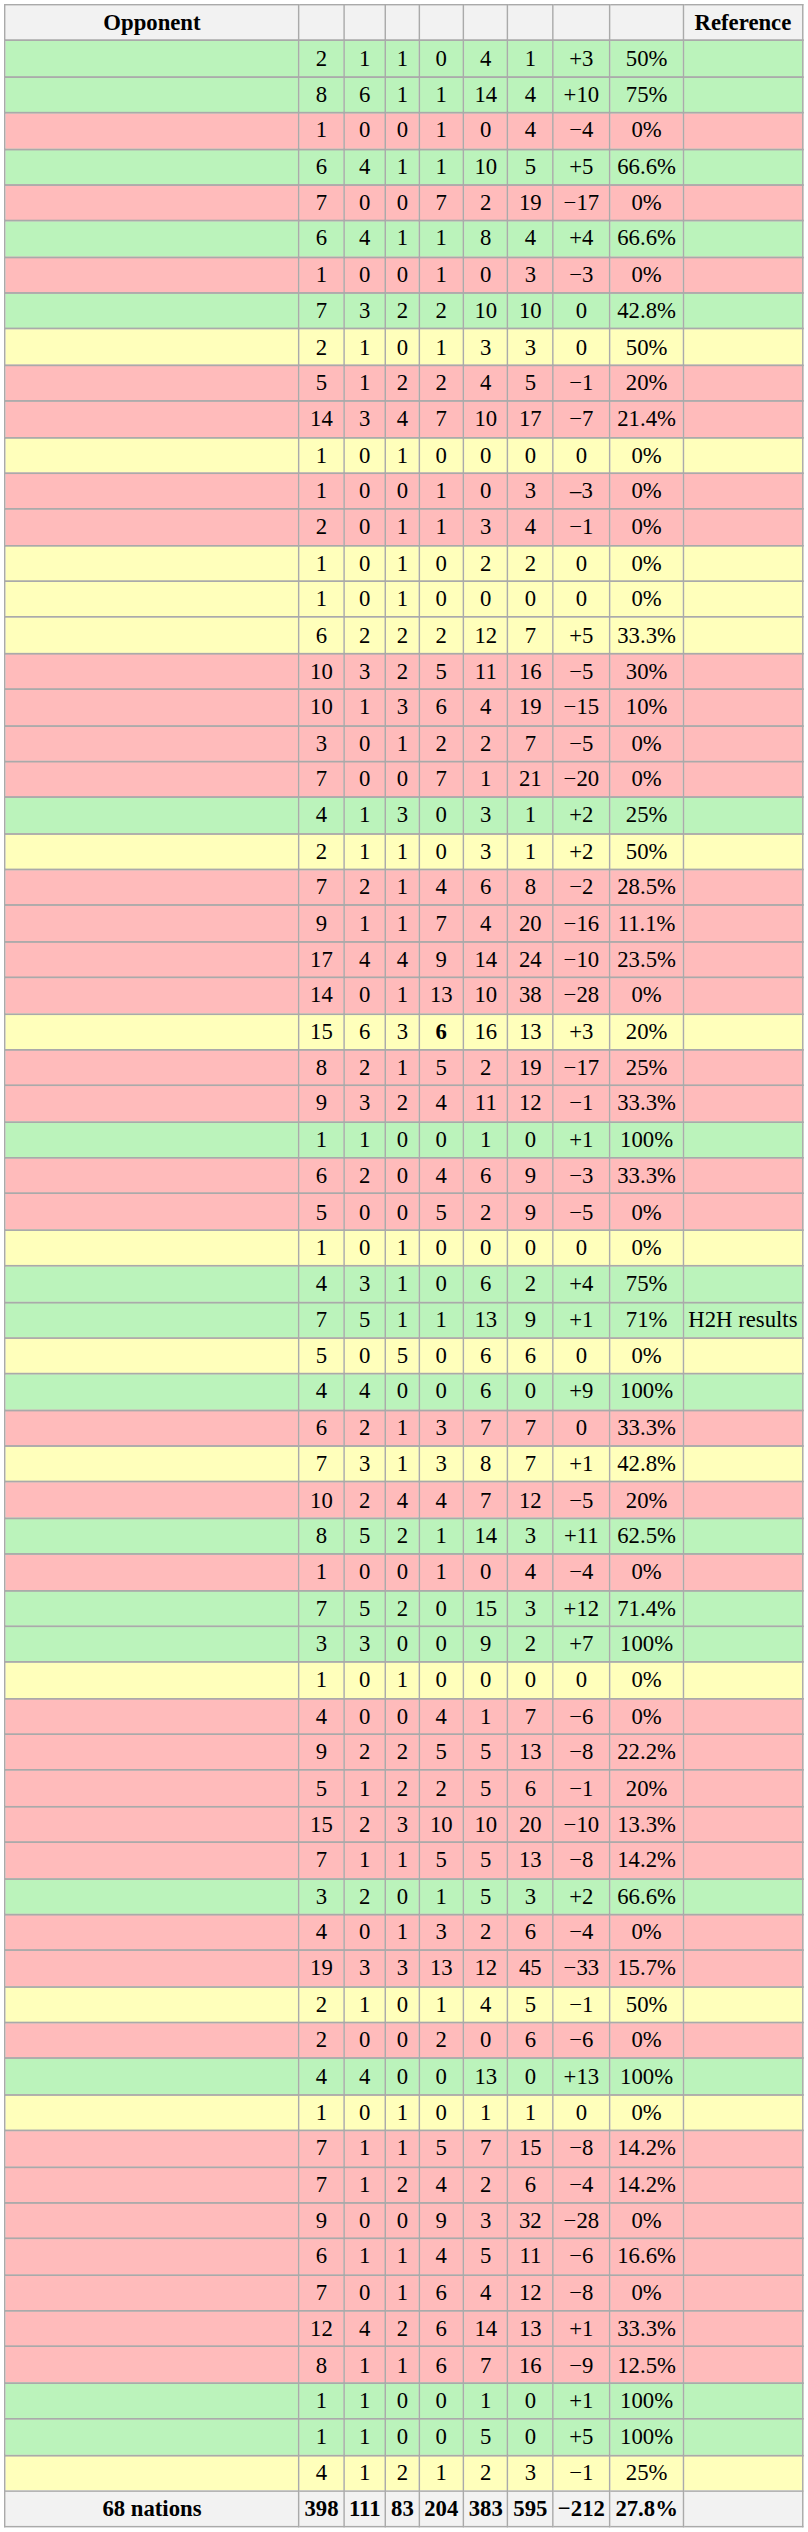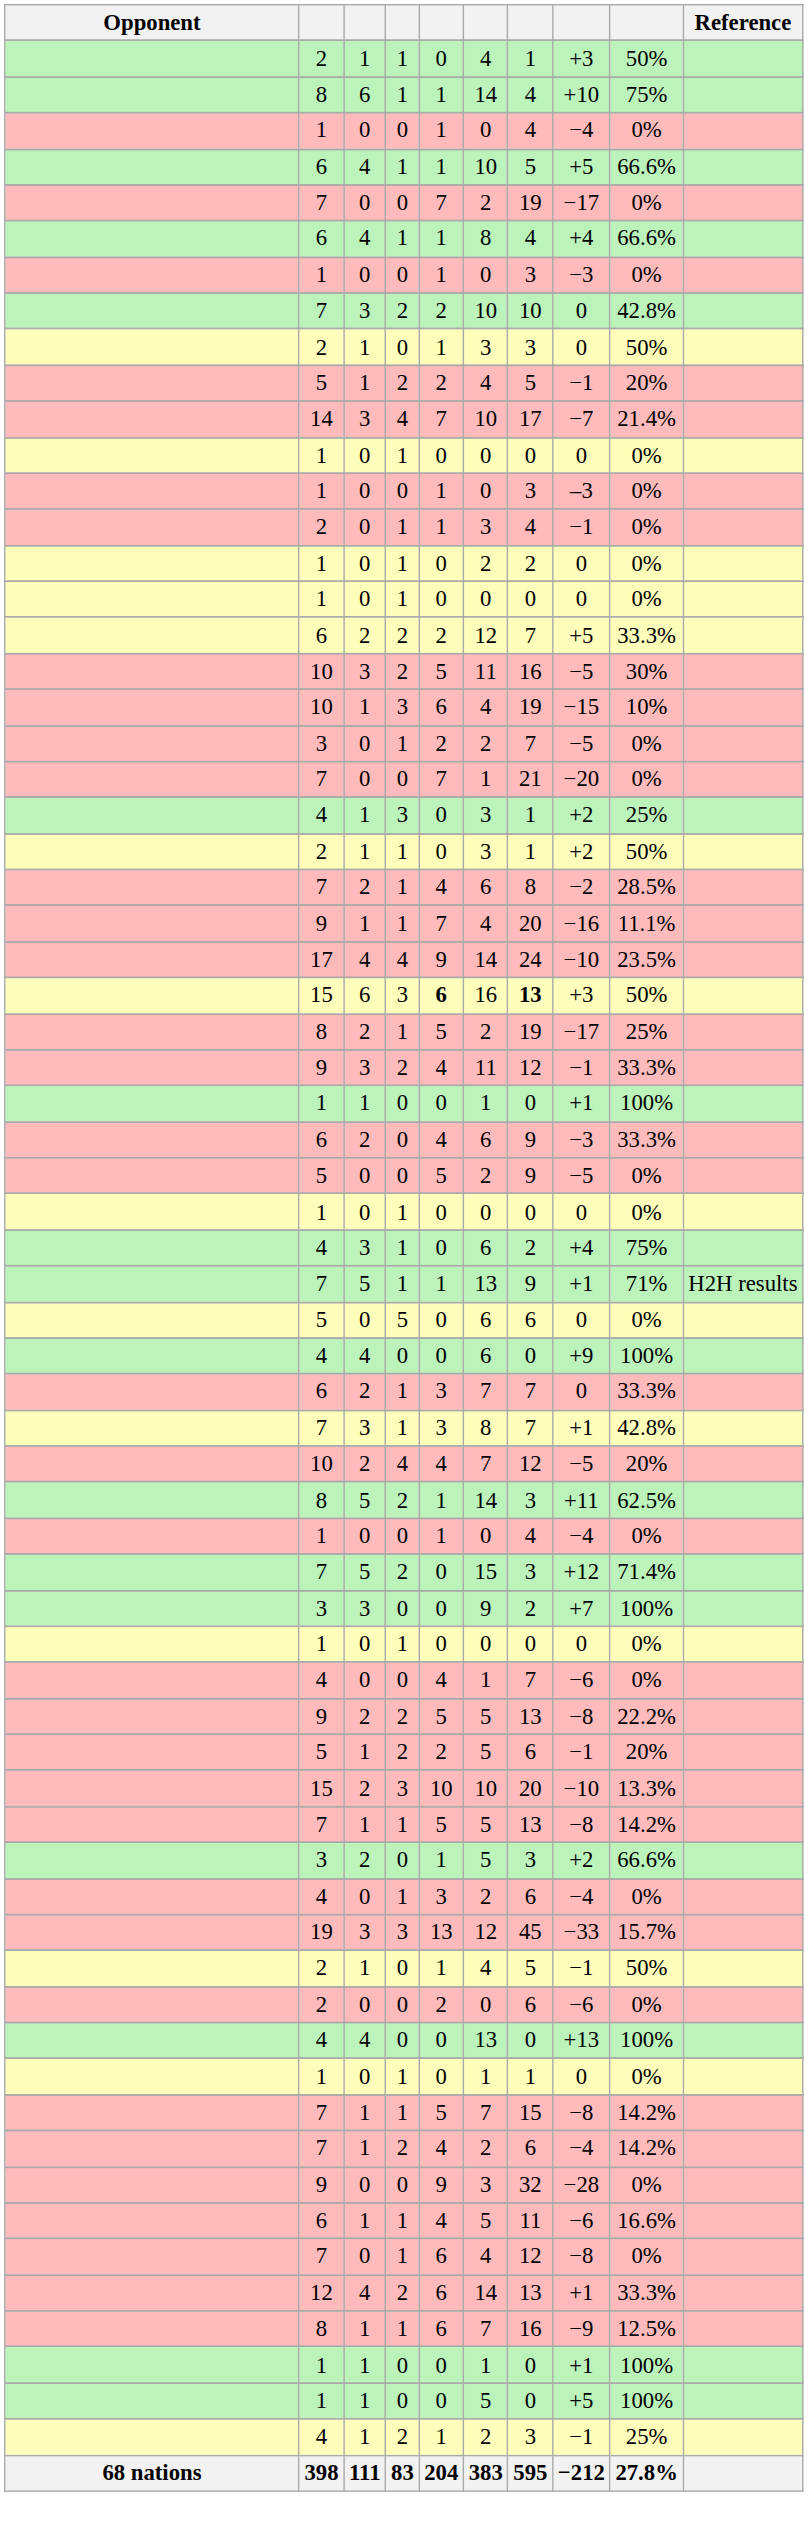- row: (321, 995)
(530, 1031) normal -> (530, 995) bold
(647, 1031) 20% -> (647, 995) 50%
